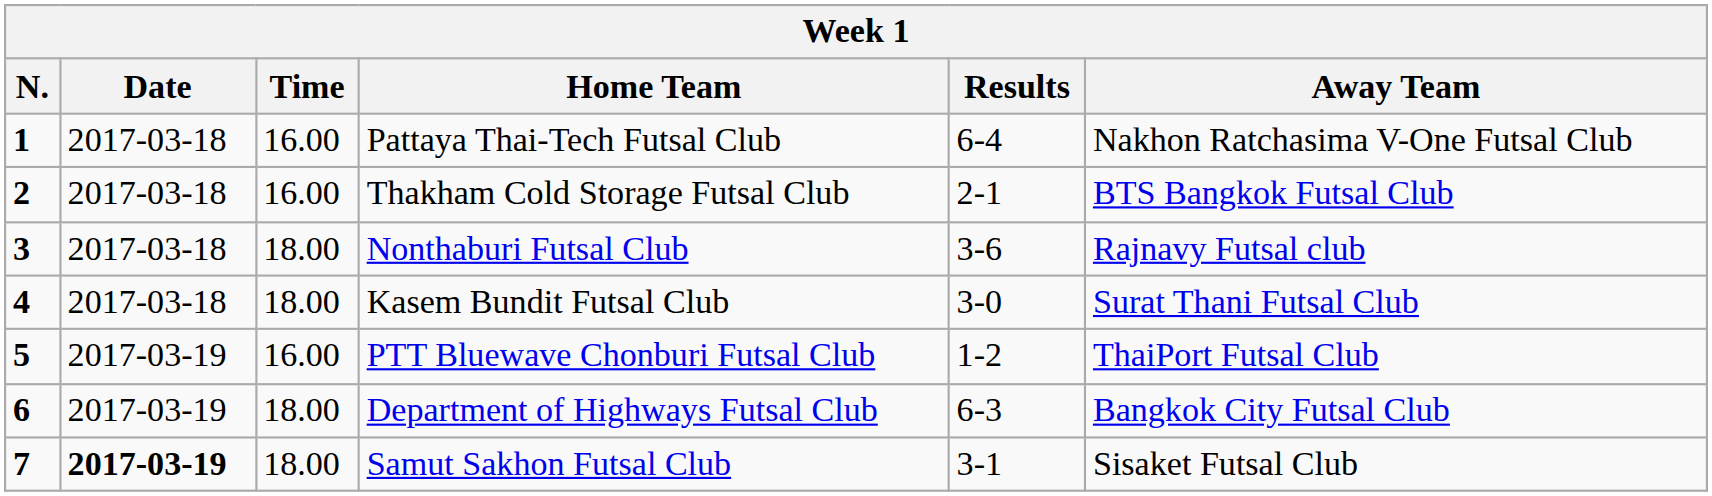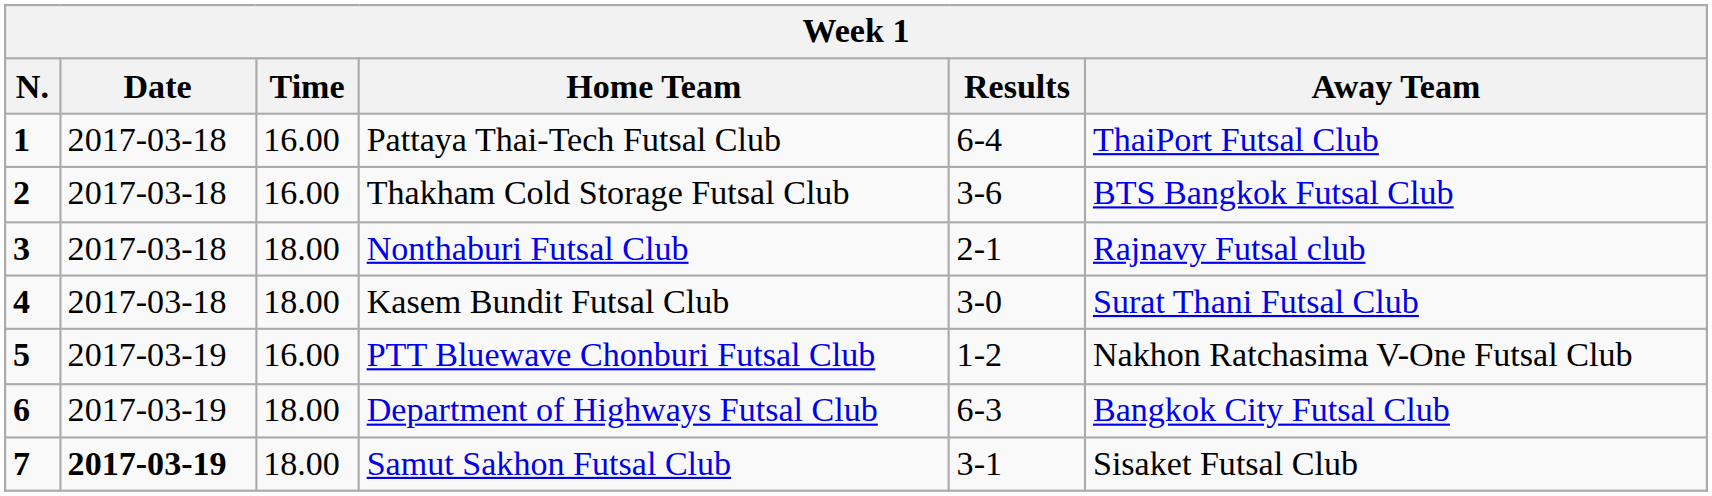(1363, 139) Nakhon Ratchasima V-One Futsal Club -> (1236, 139) ThaiPort Futsal Club
(979, 193) 2-1 -> (979, 193) 3-6
(979, 247) 3-6 -> (979, 247) 2-1
(1236, 355) ThaiPort Futsal Club -> (1363, 355) Nakhon Ratchasima V-One Futsal Club
